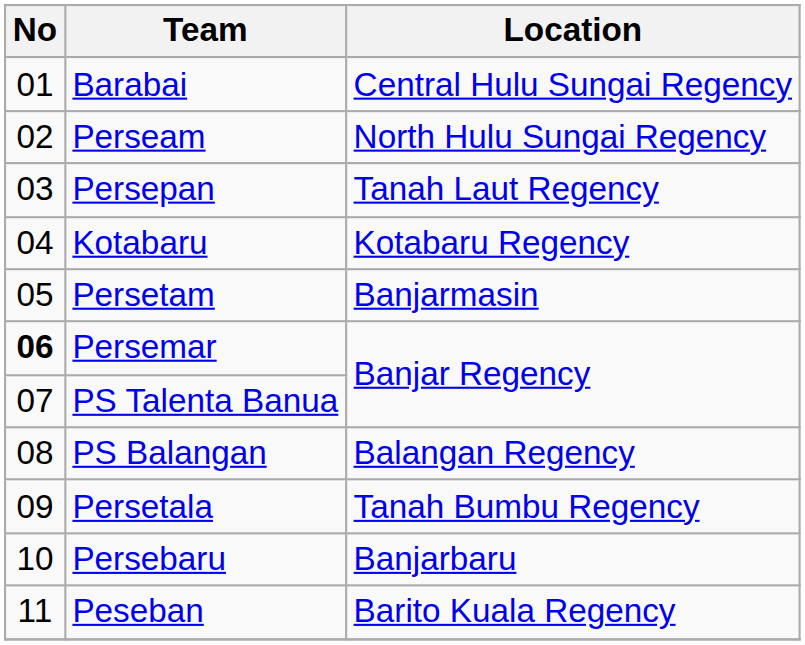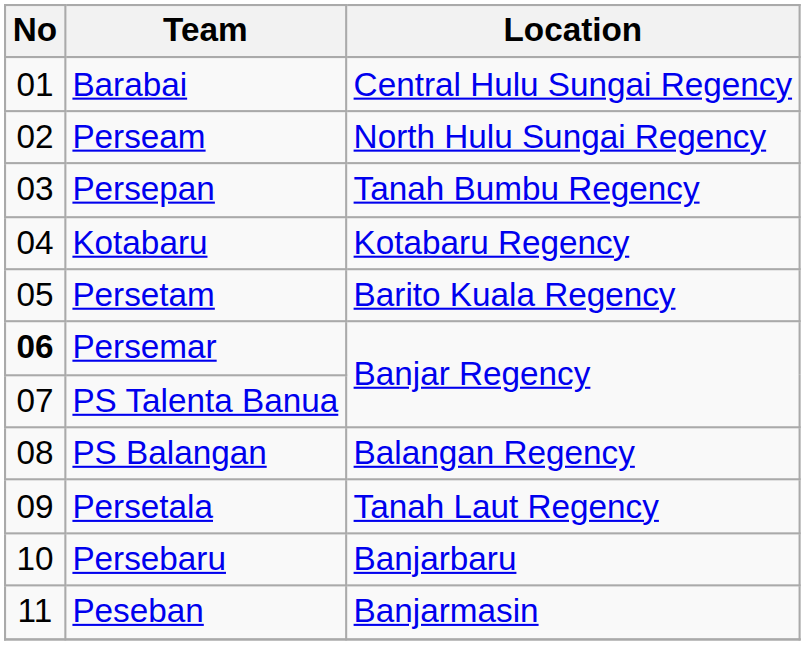(506, 189) Tanah Laut Regency -> (527, 189) Tanah Bumbu Regency
(446, 294) Banjarmasin -> (515, 294) Barito Kuala Regency
(527, 505) Tanah Bumbu Regency -> (506, 505) Tanah Laut Regency
(515, 611) Barito Kuala Regency -> (446, 611) Banjarmasin
